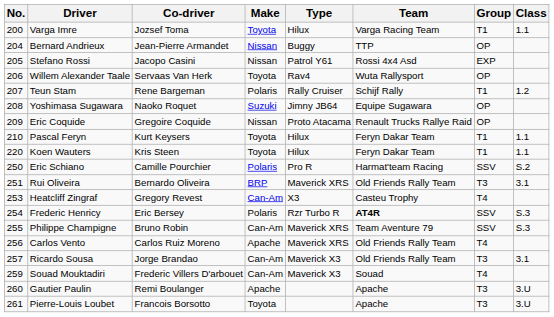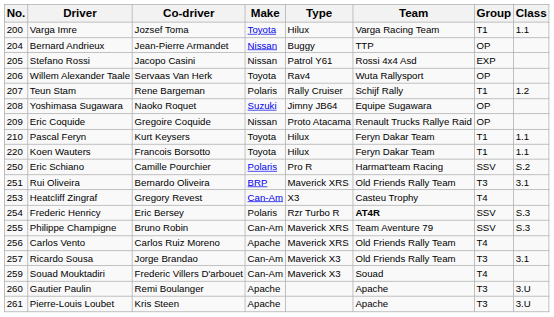(157, 151) Kris Steen -> (172, 151) Francois Borsotto
(172, 304) Francois Borsotto -> (157, 304) Kris Steen
(262, 304) Toyota -> (264, 304) Apache
